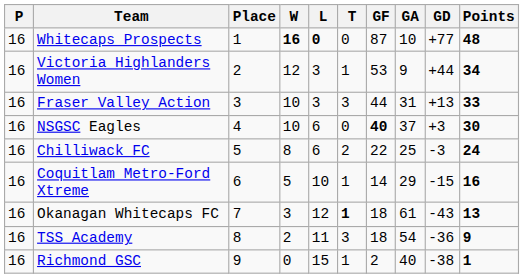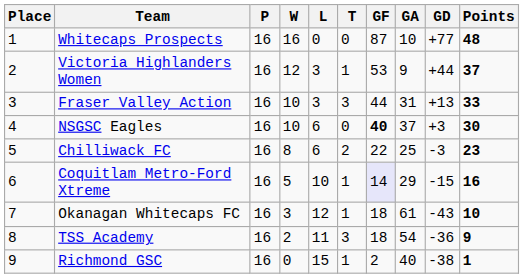columns swapped: (254, 16) <-> (19, 16)
(291, 40) bold -> (291, 40) normal
(316, 40) bold -> (316, 40) normal
(471, 72) 34 -> (471, 72) 37
(471, 151) 24 -> (471, 151) 23
(379, 182) no background -> (379, 182) lavender background
(345, 214) bold -> (345, 214) normal
(471, 214) 13 -> (471, 214) 10
